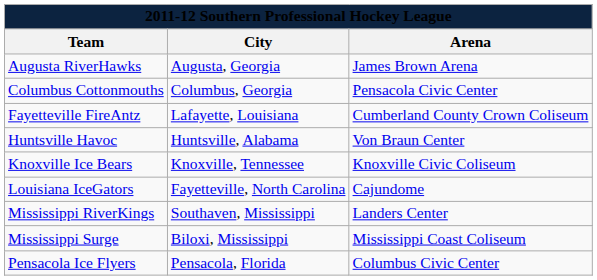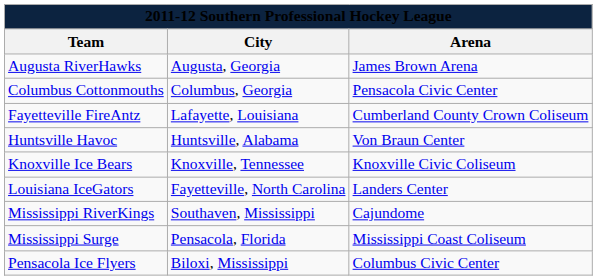(388, 189) Cajundome -> (400, 189) Landers Center
(400, 213) Landers Center -> (388, 213) Cajundome
(230, 238) Biloxi, Mississippi -> (228, 238) Pensacola, Florida
(228, 262) Pensacola, Florida -> (230, 262) Biloxi, Mississippi
